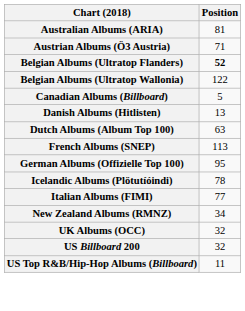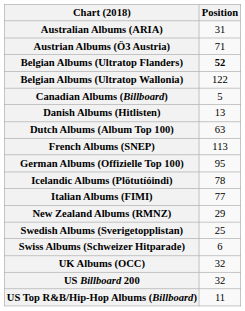(220, 29) 81 -> (220, 29) 31
(220, 213) 34 -> (220, 213) 29
+ row: (102, 230)
+ row: (102, 247)
